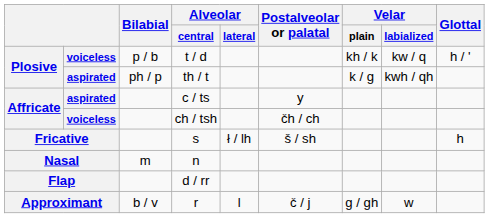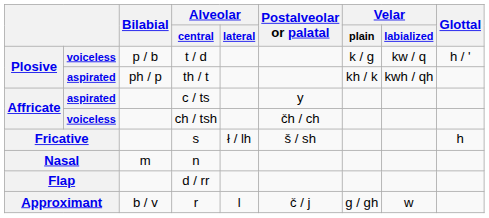(362, 56) kh / k -> (362, 56) k / g
(362, 77) k / g -> (362, 77) kh / k
